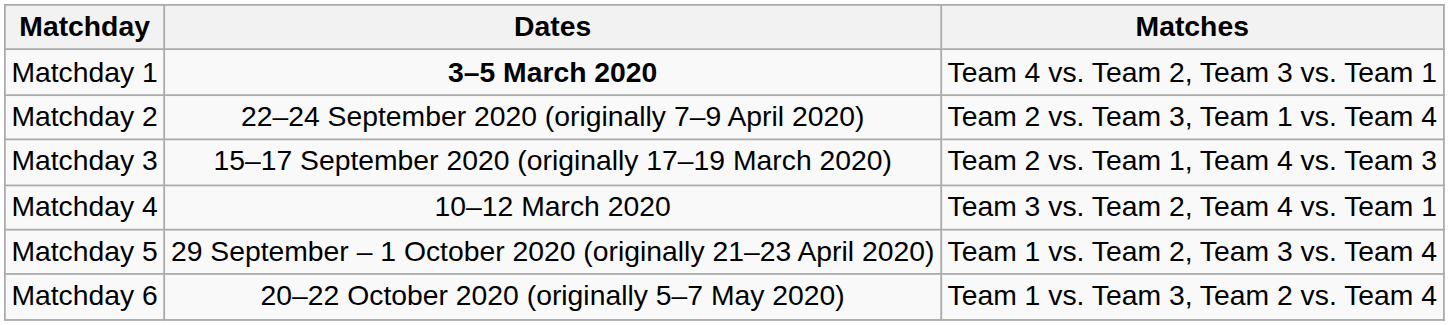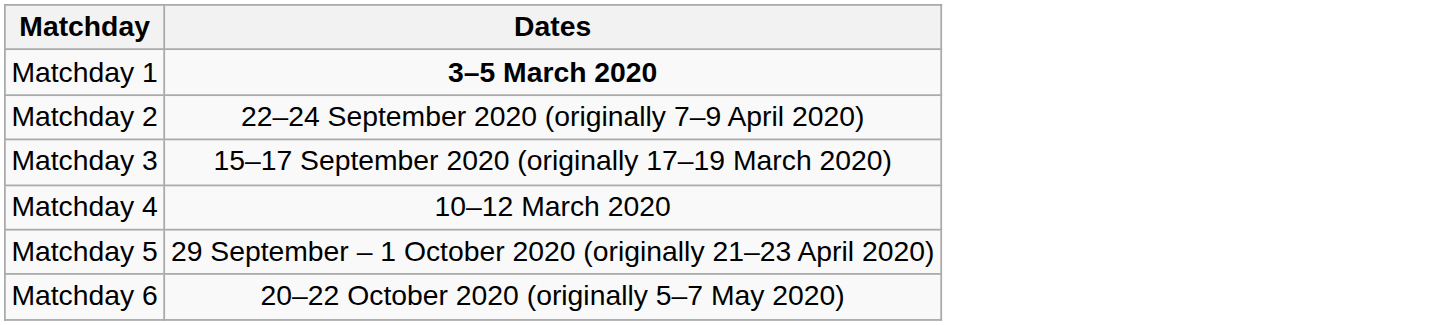- column: (1192, 26)
